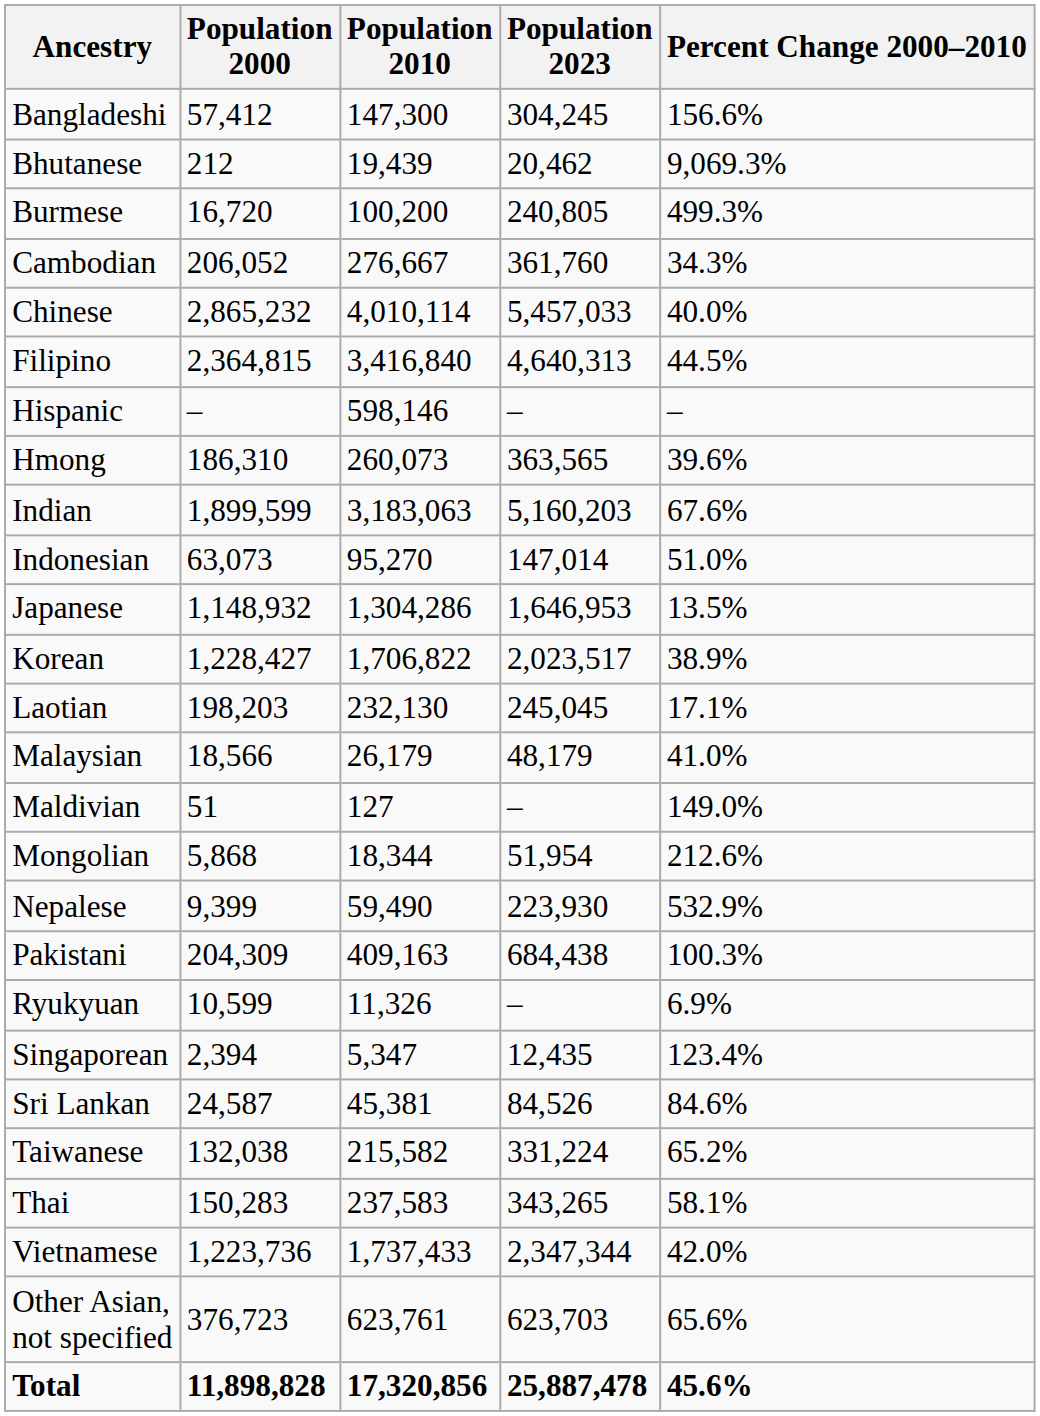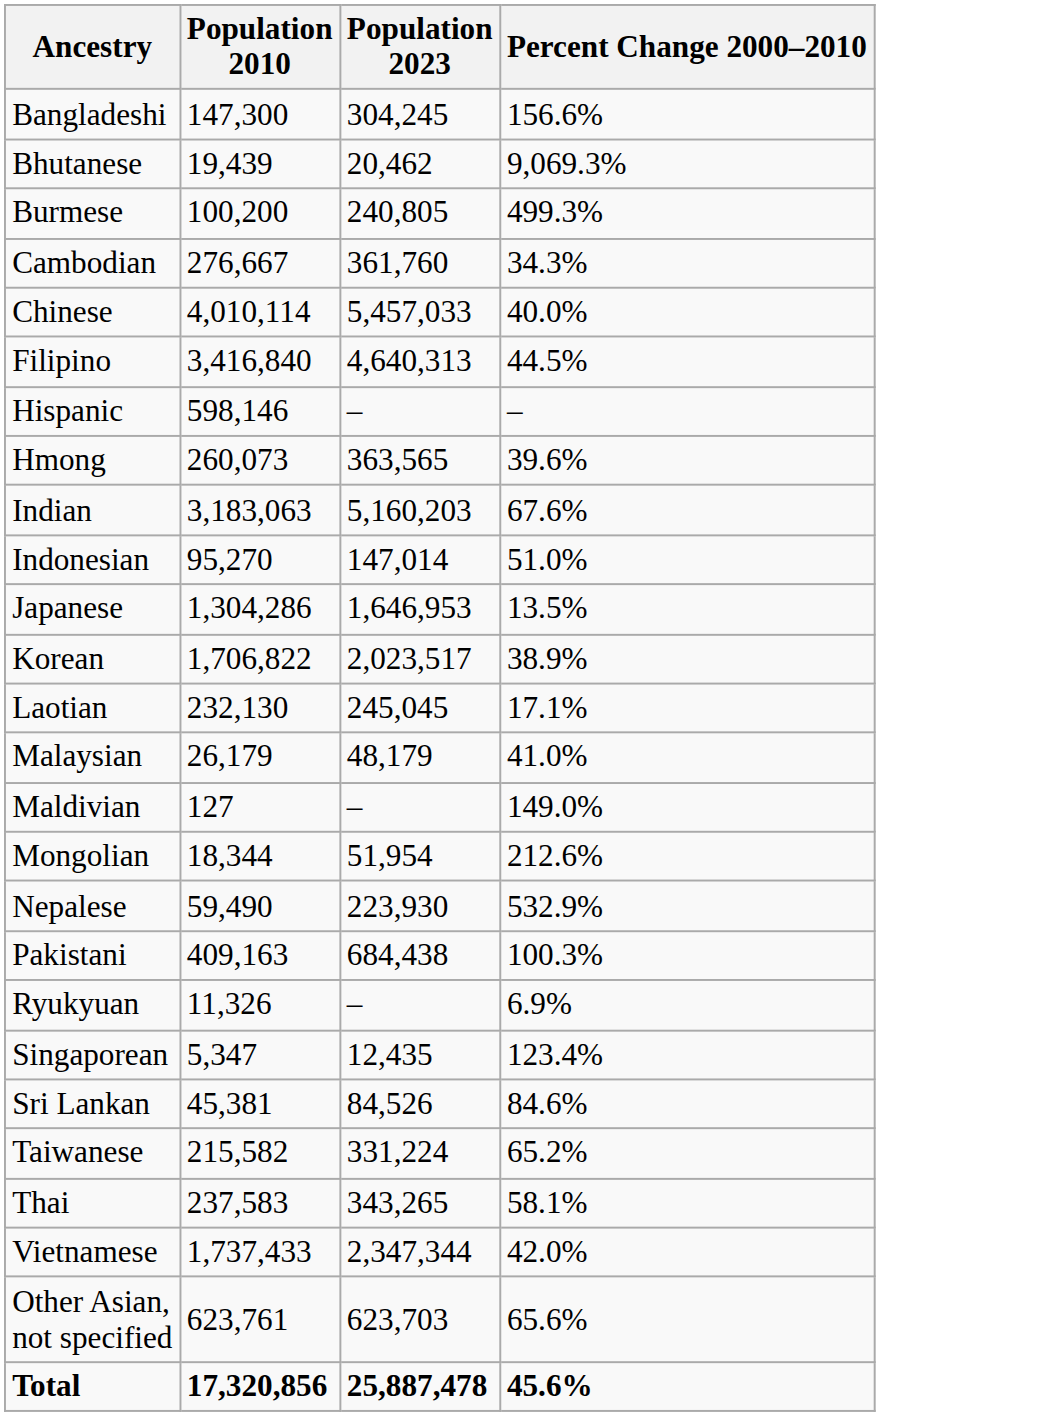- column: (260, 46)
